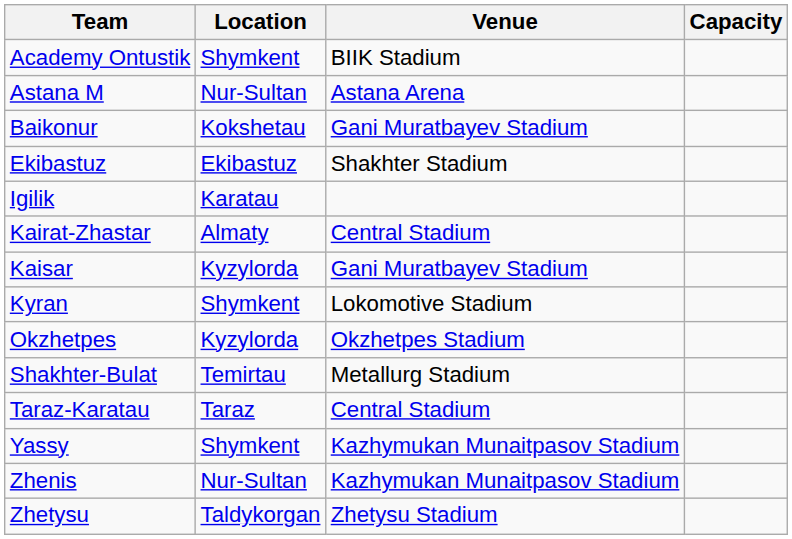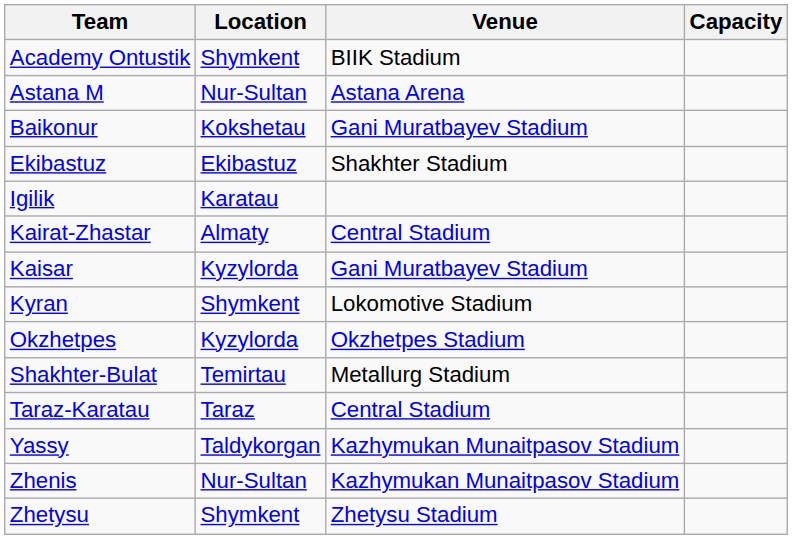(250, 445) Shymkent -> (260, 445) Taldykorgan
(260, 515) Taldykorgan -> (250, 515) Shymkent
